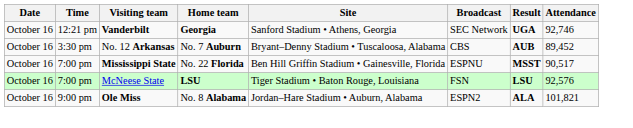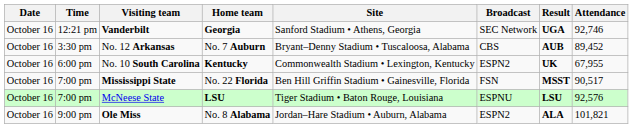+ row: (151, 64)
(466, 64) ESPNU -> (489, 81) FSN
(460, 81) FSN -> (496, 98) ESPNU
